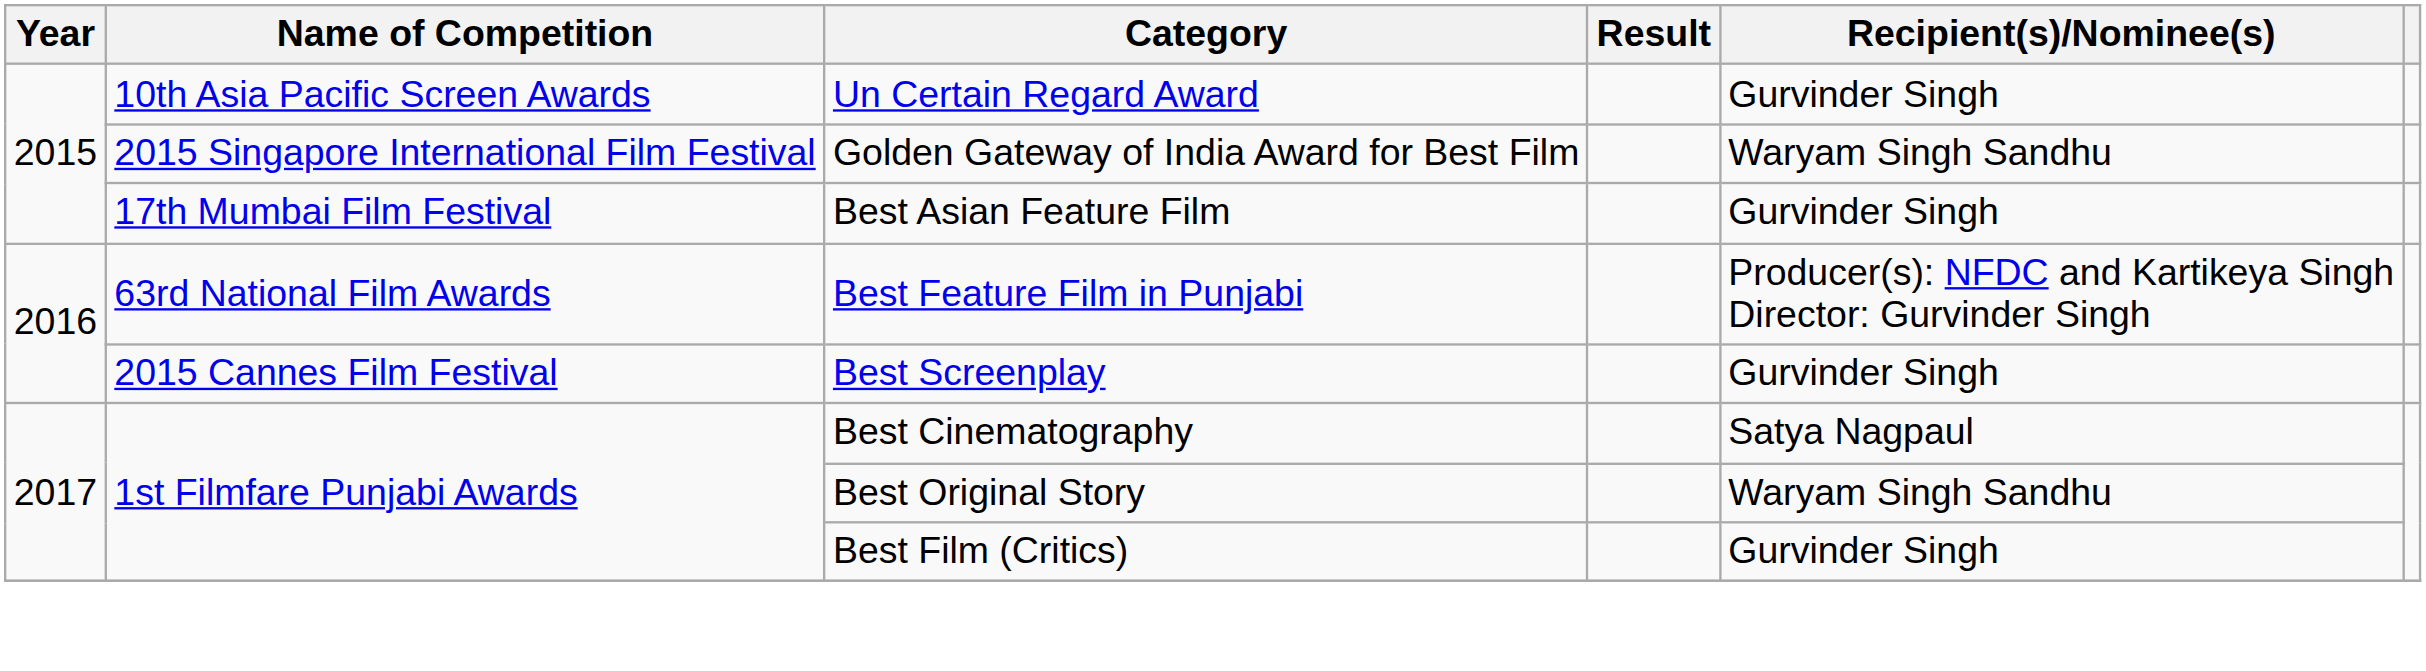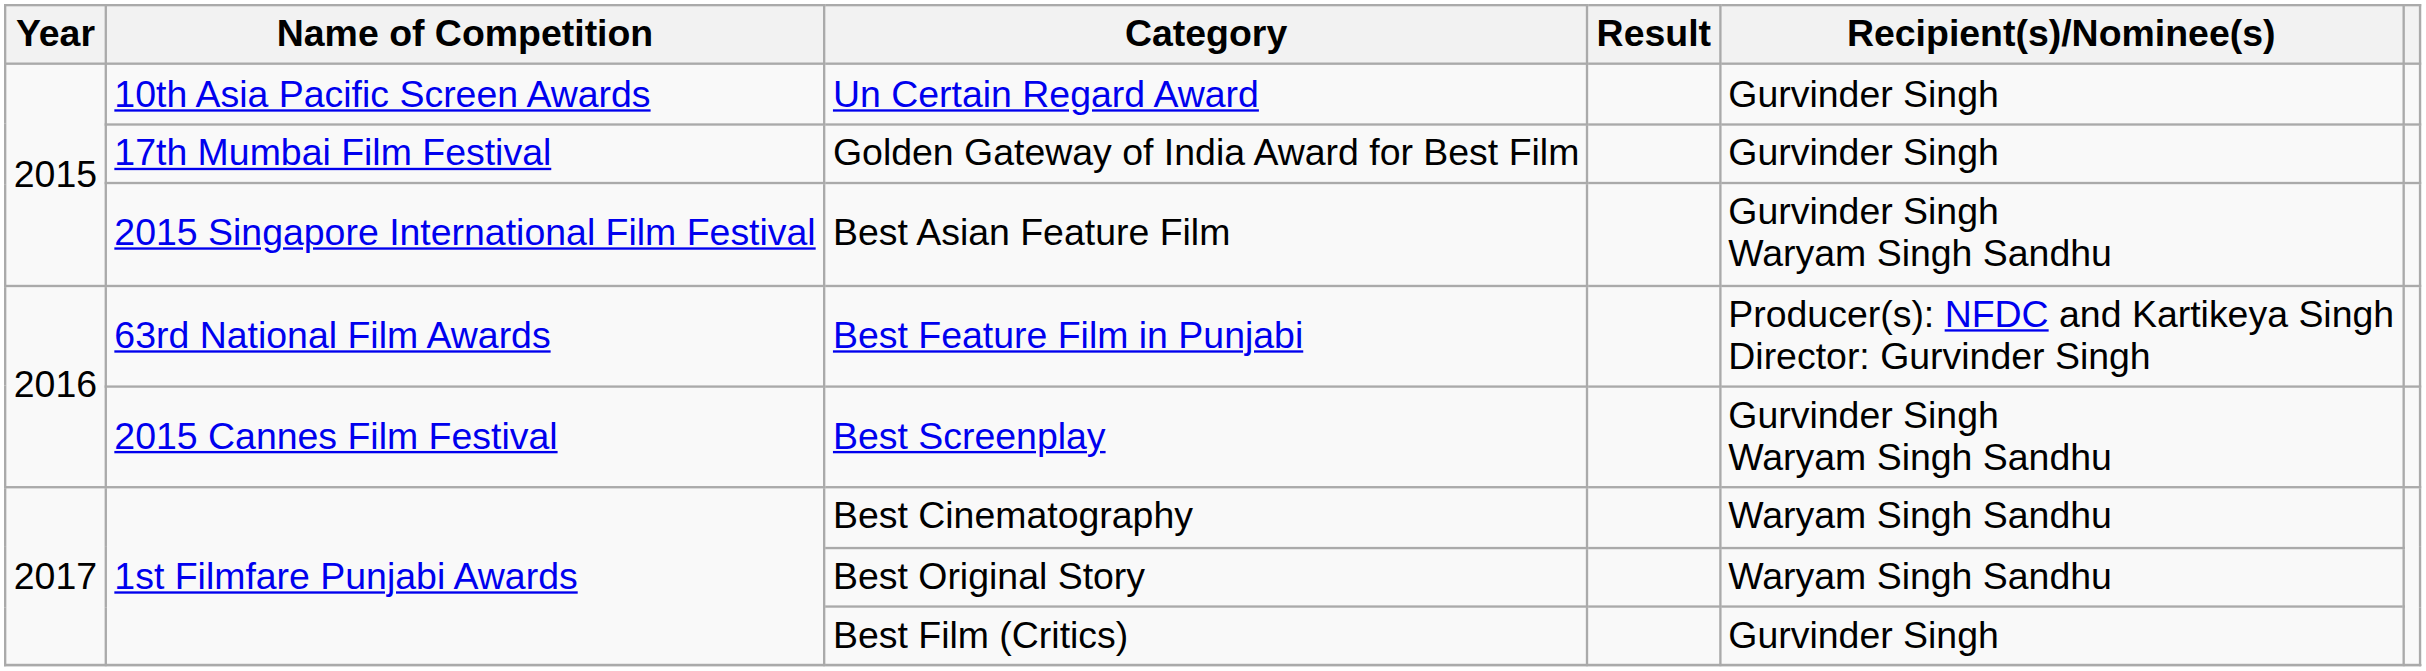(465, 152) 2015 Singapore International Film Festival -> (333, 152) 17th Mumbai Film Festival
(1920, 152) Waryam Singh Sandhu -> (1864, 152) Gurvinder Singh
(333, 212) 17th Mumbai Film Festival -> (465, 233) 2015 Singapore International Film Festival
(1864, 212) Gurvinder Singh -> (1920, 233) Gurvinder Singh Waryam Singh Sandhu
(1864, 373) Gurvinder Singh -> (1920, 436) Gurvinder Singh Waryam Singh Sandhu
(1851, 432) Satya Nagpaul -> (1920, 516) Waryam Singh Sandhu
